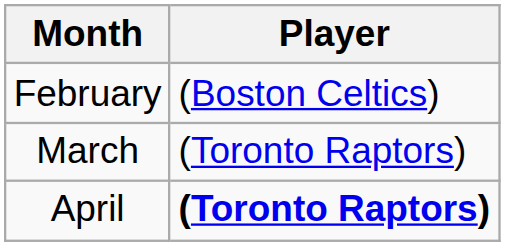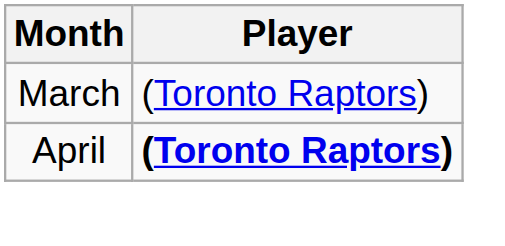- row: (88, 92)
